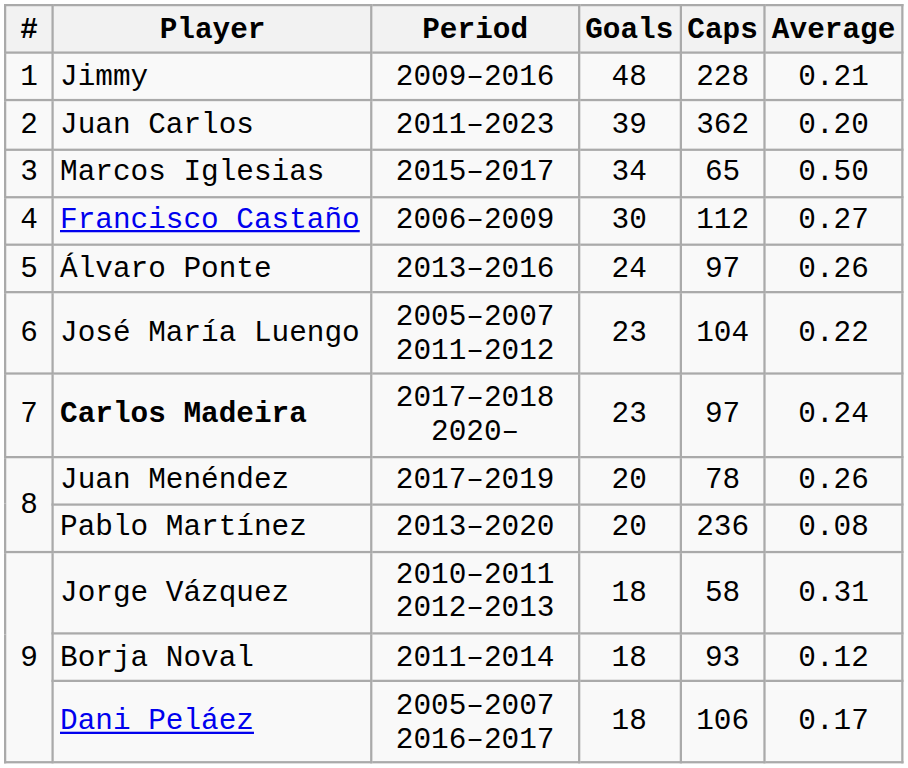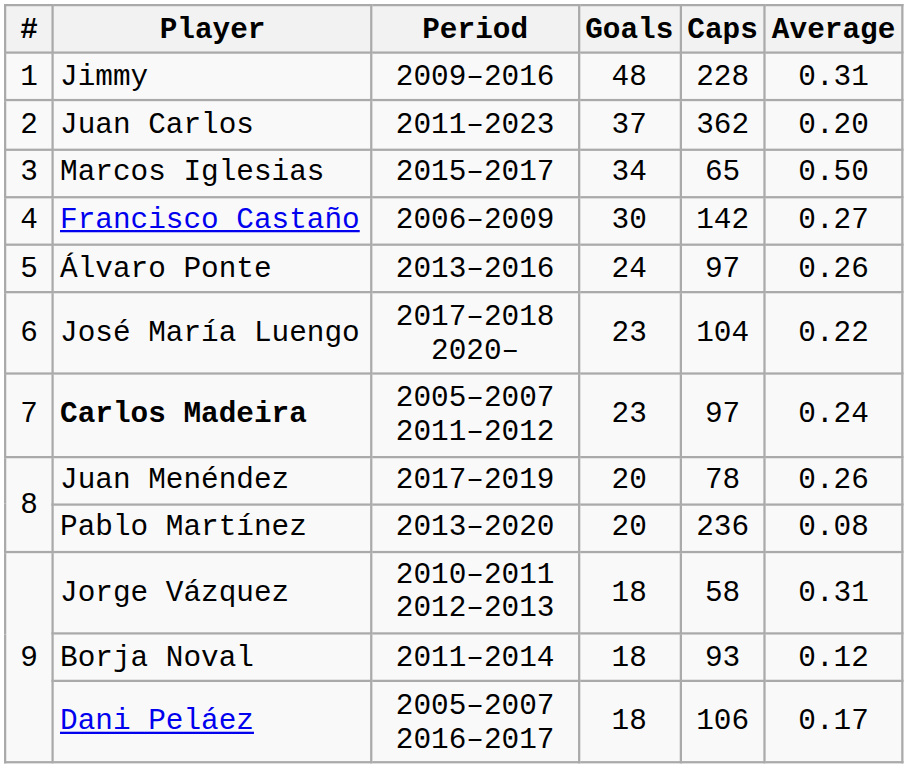(834, 77) 0.21 -> (834, 77) 0.31
(629, 125) 39 -> (629, 125) 37
(723, 221) 112 -> (723, 221) 142
(475, 333) 2005–2007 2011–2012 -> (475, 333) 2017–2018 2020–
(475, 415) 2017–2018 2020– -> (475, 415) 2005–2007 2011–2012
